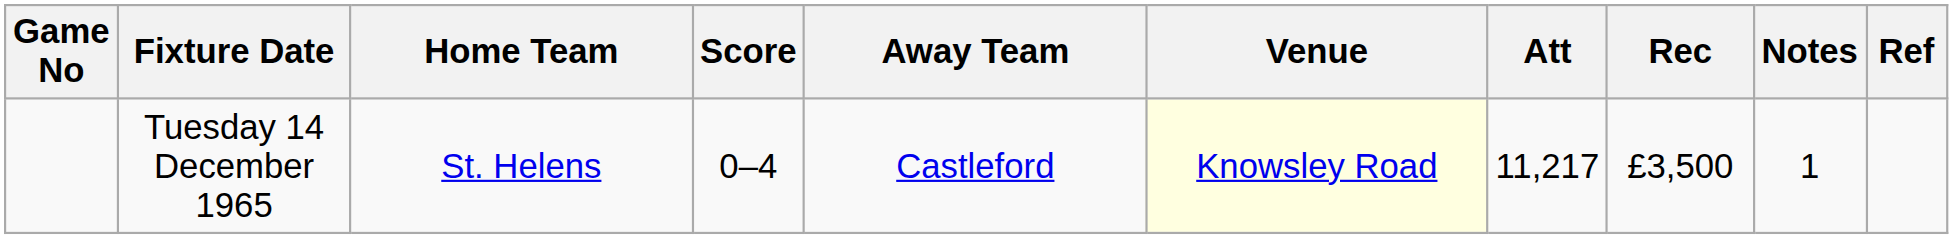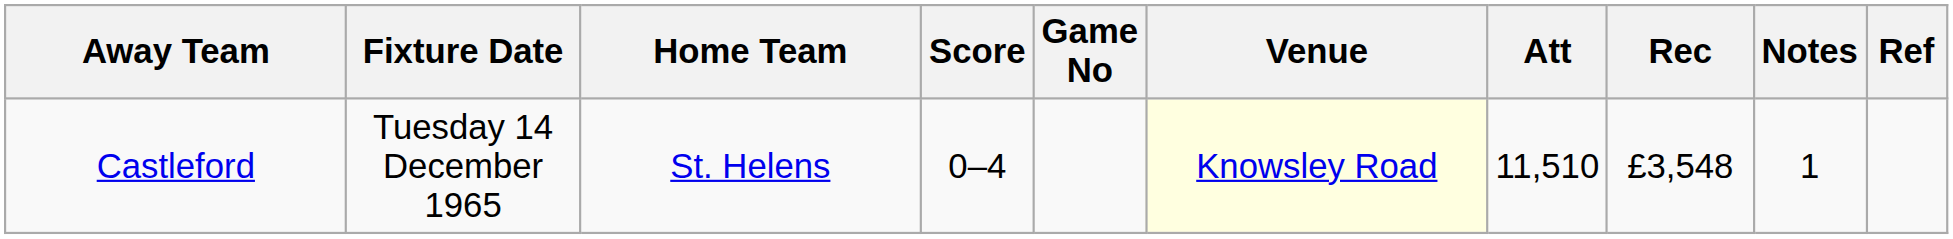columns swapped: (61, 51) <-> (975, 51)
(1547, 165) 11,217 -> (1547, 165) 11,510
(1680, 165) £3,500 -> (1680, 165) £3,548
